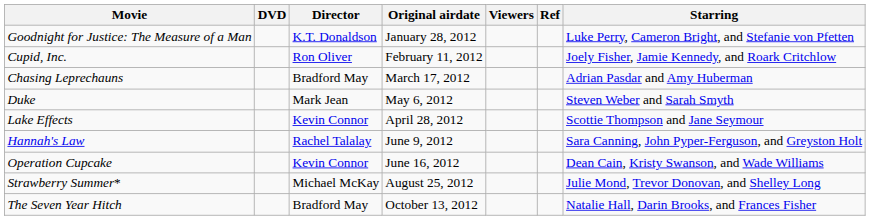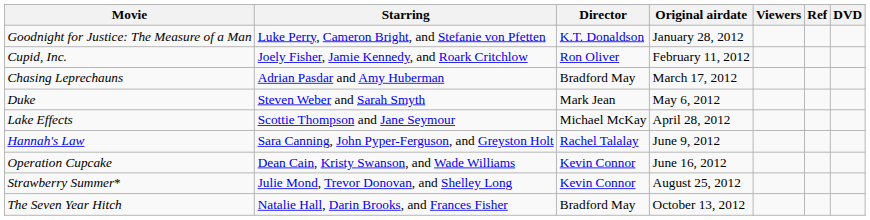columns swapped: (714, 15) <-> (272, 15)
(330, 120) Kevin Connor -> (603, 120) Michael McKay
(336, 183) Michael McKay -> (598, 183) Kevin Connor
